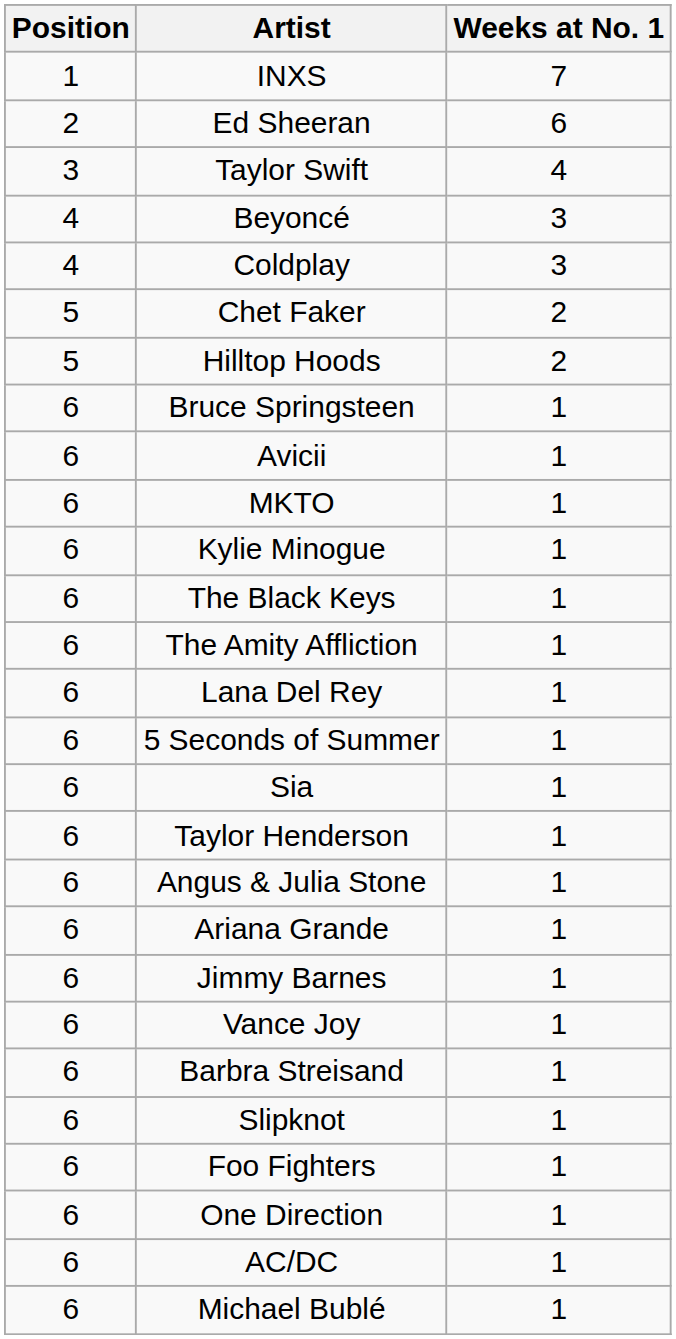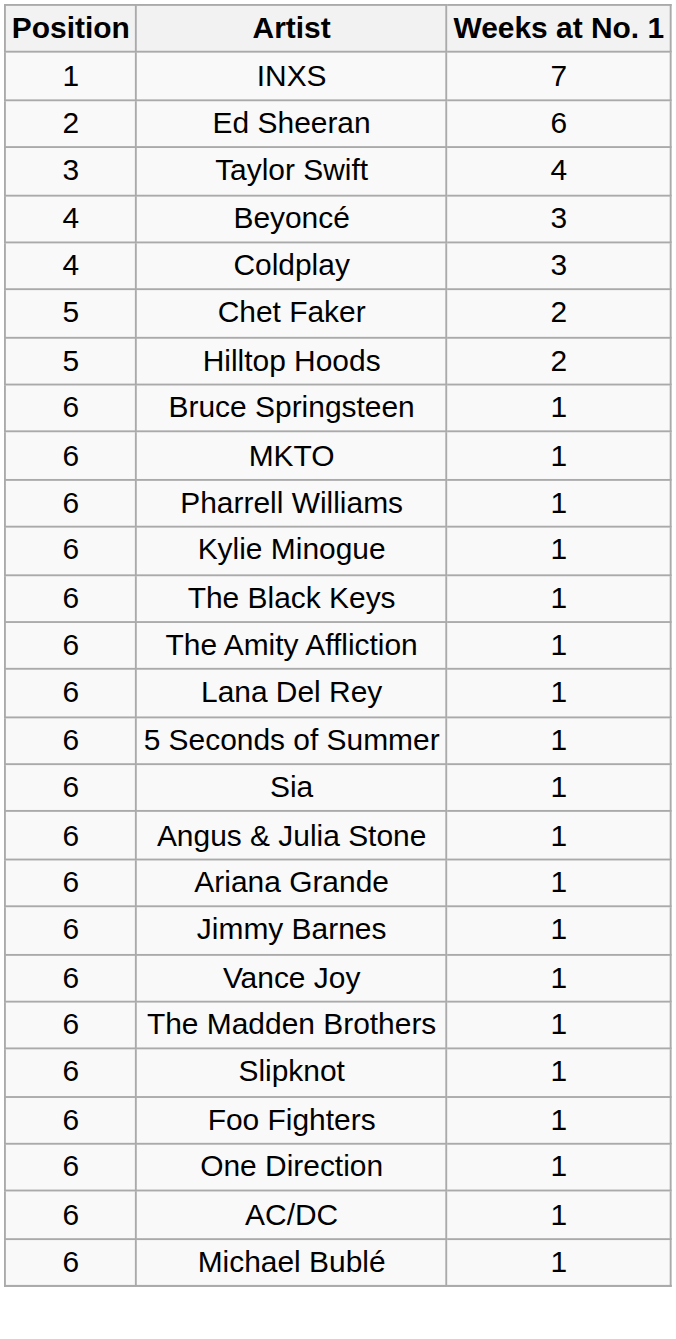- row: (292, 455)
+ row: (292, 502)
- row: (292, 834)
+ row: (292, 1024)
- row: (292, 1072)
